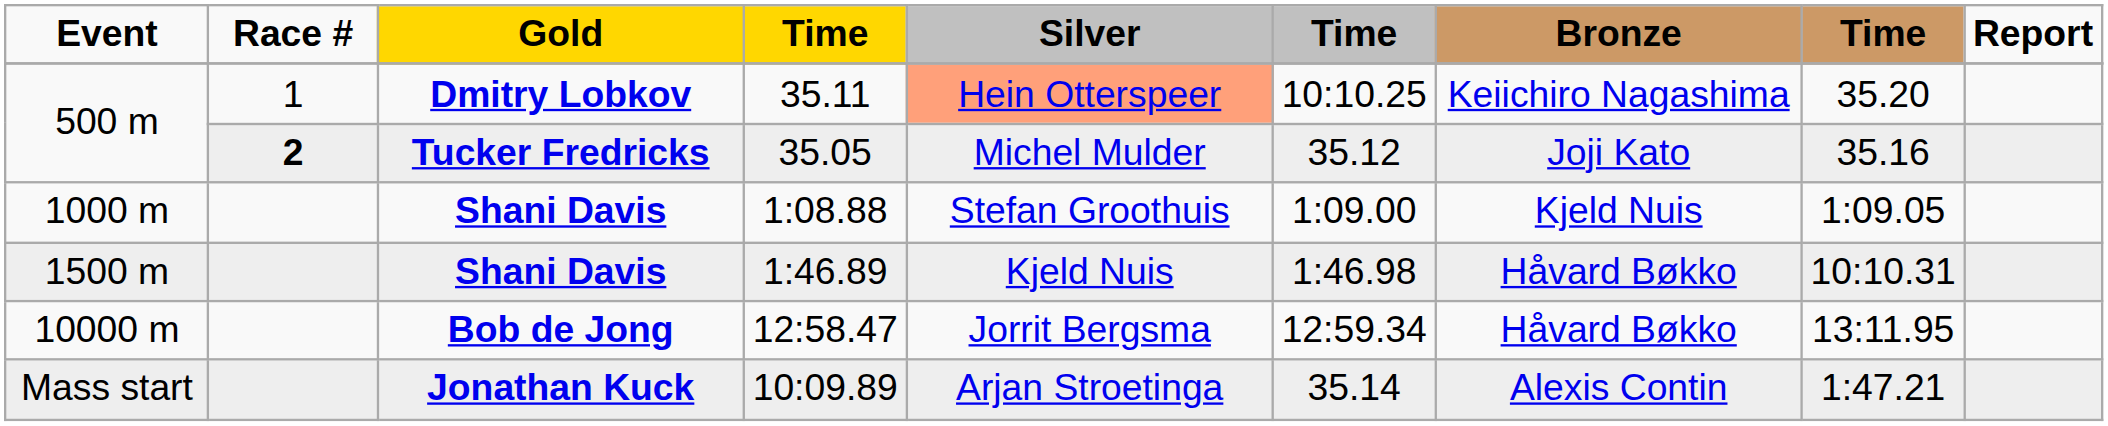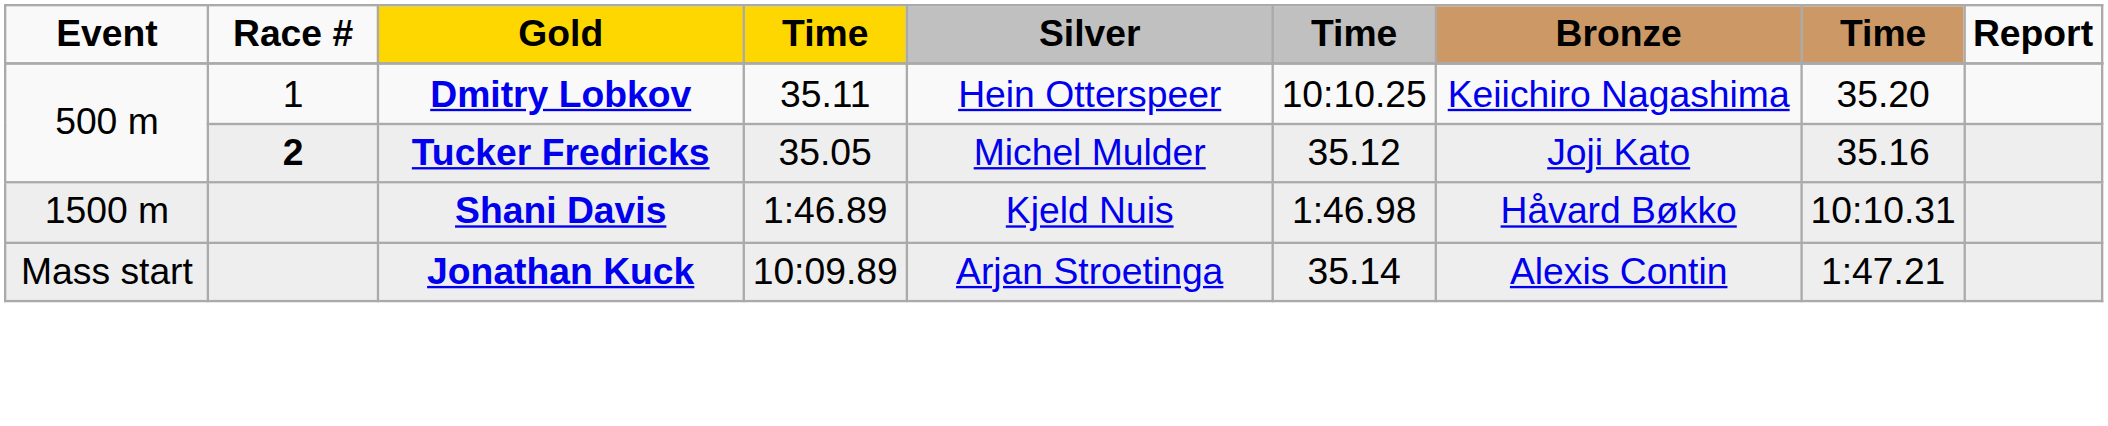(1090, 93) lightsalmon background -> (1090, 93) no background
- row: (825, 211)
- row: (825, 329)
